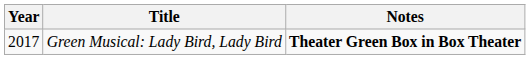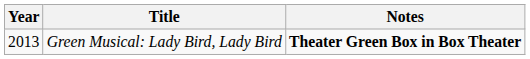(24, 41) 2017 -> (24, 41) 2013
